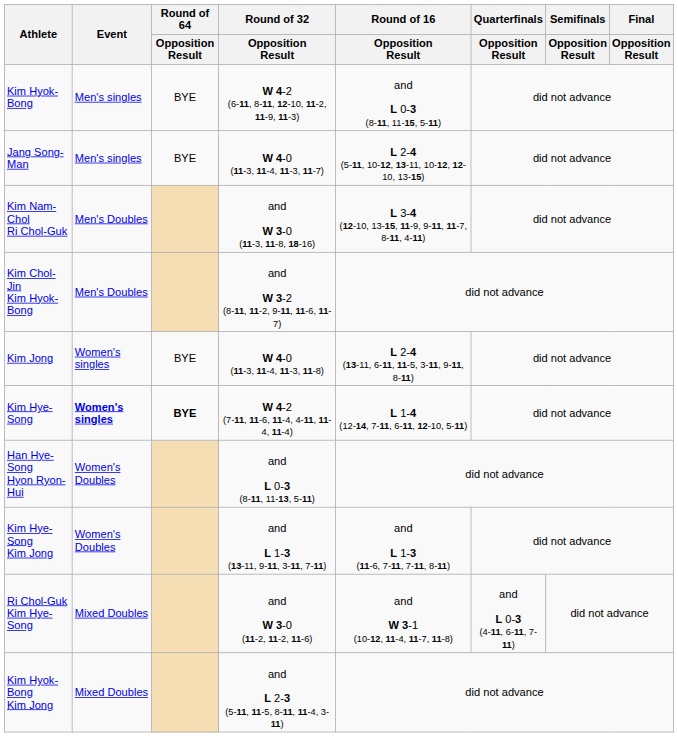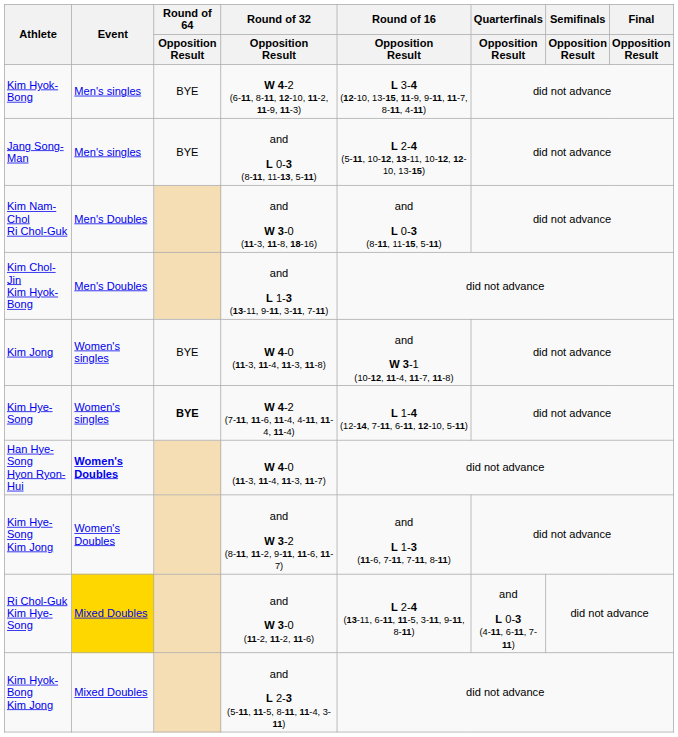(403, 104) and L 0-3 (8-11, 11-15, 5-11) -> (404, 98) L 3-4 (12-10, 13-15, 11-9, 9-11, 11-7, 8-11, 4-11)
(277, 165) W 4-0 (11-3, 11-4, 11-3, 11-7) -> (279, 158) and L 0-3 (8-11, 11-13, 5-11)
(403, 225) L 3-4 (12-10, 13-15, 11-9, 9-11, 11-7, 8-11, 4-11) -> (404, 225) and L 0-3 (8-11, 11-15, 5-11)
(277, 298) and W 3-2 (8-11, 11-2, 9-11, 11-6, 11-7) -> (279, 292) and L 1-3 (13-11, 9-11, 3-11, 7-11)
(403, 365) L 2-4 (13-11, 6-11, 11-5, 3-11, 9-11, 8-11) -> (404, 359) and W 3-1 (10-12, 11-4, 11-7, 11-8)
(99, 413) bold -> (97, 413) normal
(98, 474) normal -> (99, 468) bold
(277, 480) and L 0-3 (8-11, 11-13, 5-11) -> (279, 474) W 4-0 (11-3, 11-4, 11-3, 11-7)
(277, 547) and L 1-3 (13-11, 9-11, 3-11, 7-11) -> (279, 541) and W 3-2 (8-11, 11-2, 9-11, 11-6, 11-7)
(111, 614) no background -> (111, 614) gold background
(403, 620) and W 3-1 (10-12, 11-4, 11-7, 11-8) -> (404, 620) L 2-4 (13-11, 6-11, 11-5, 3-11, 9-11, 8-11)
